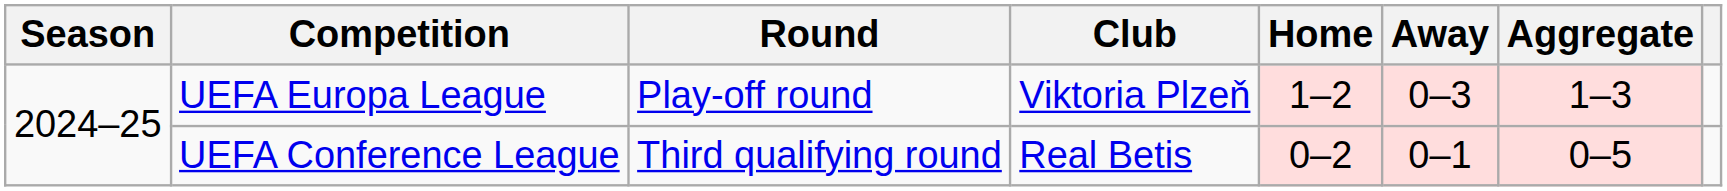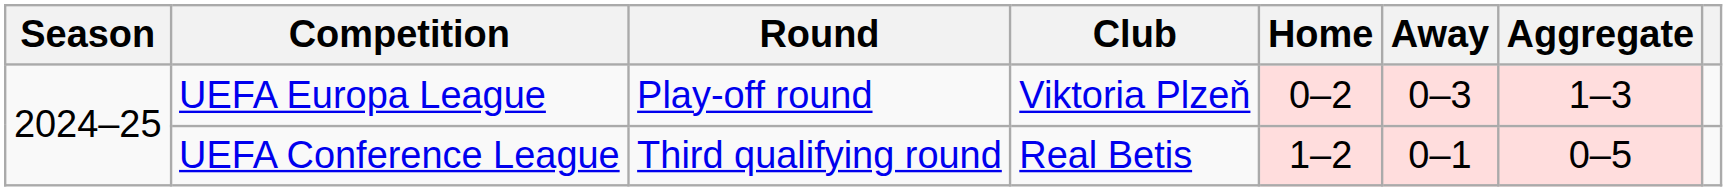(1321, 94) 1–2 -> (1321, 94) 0–2
(1321, 154) 0–2 -> (1321, 154) 1–2
